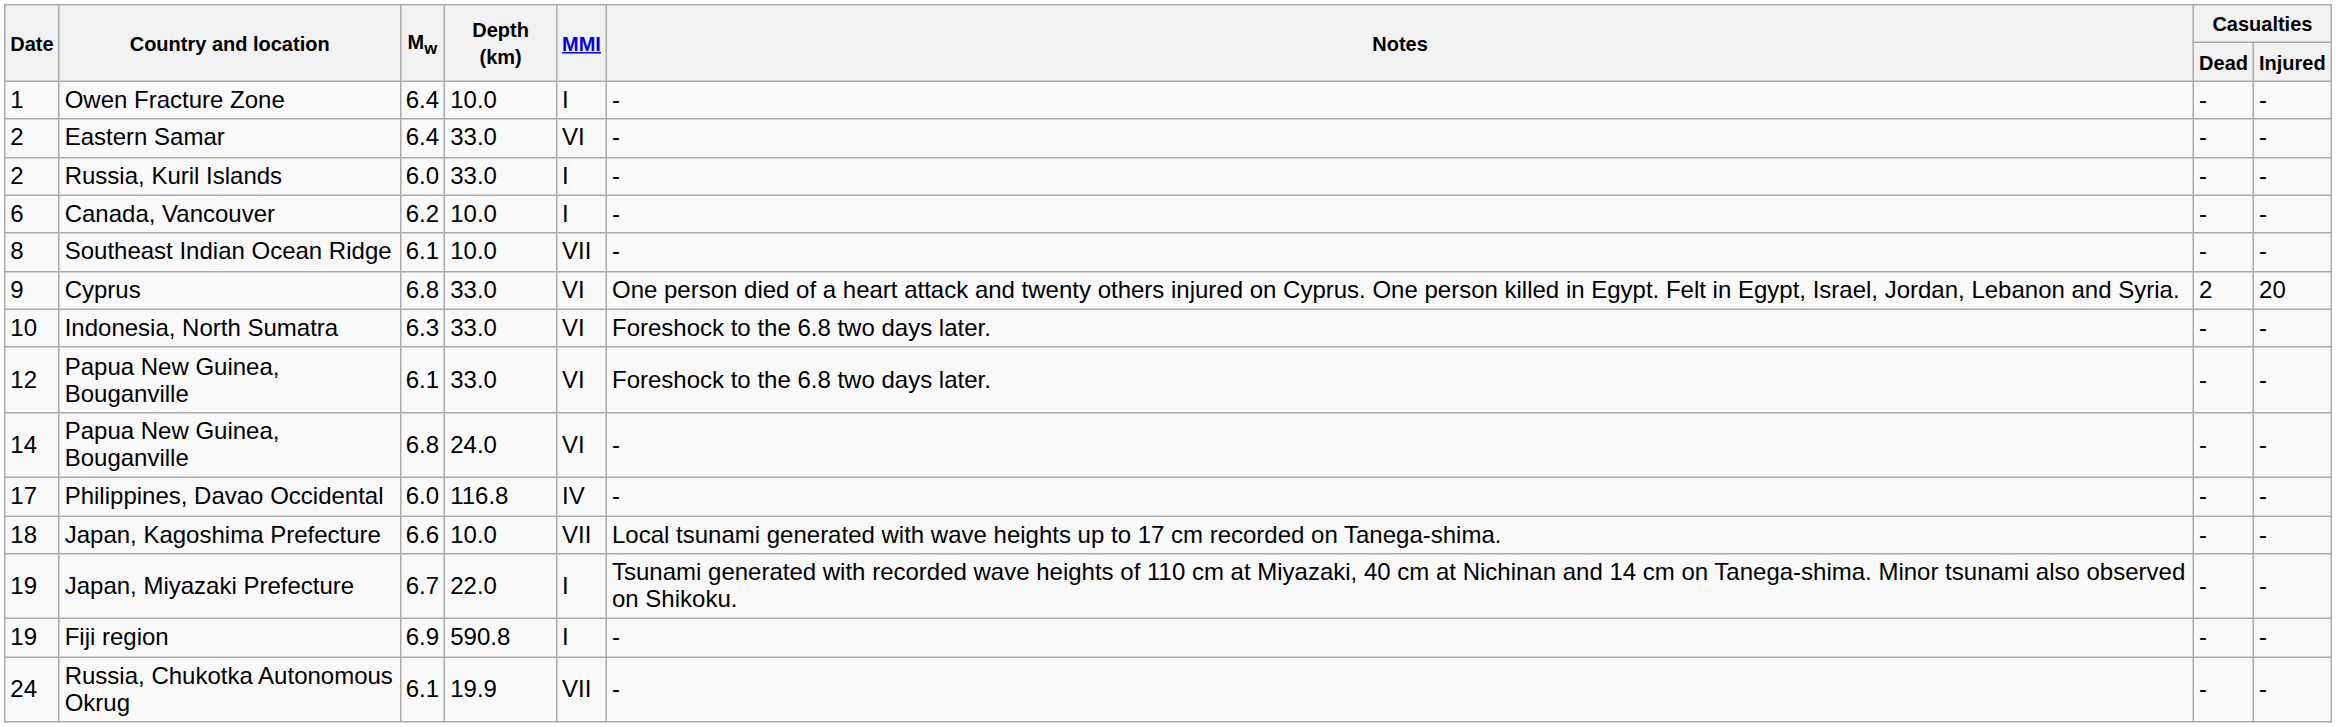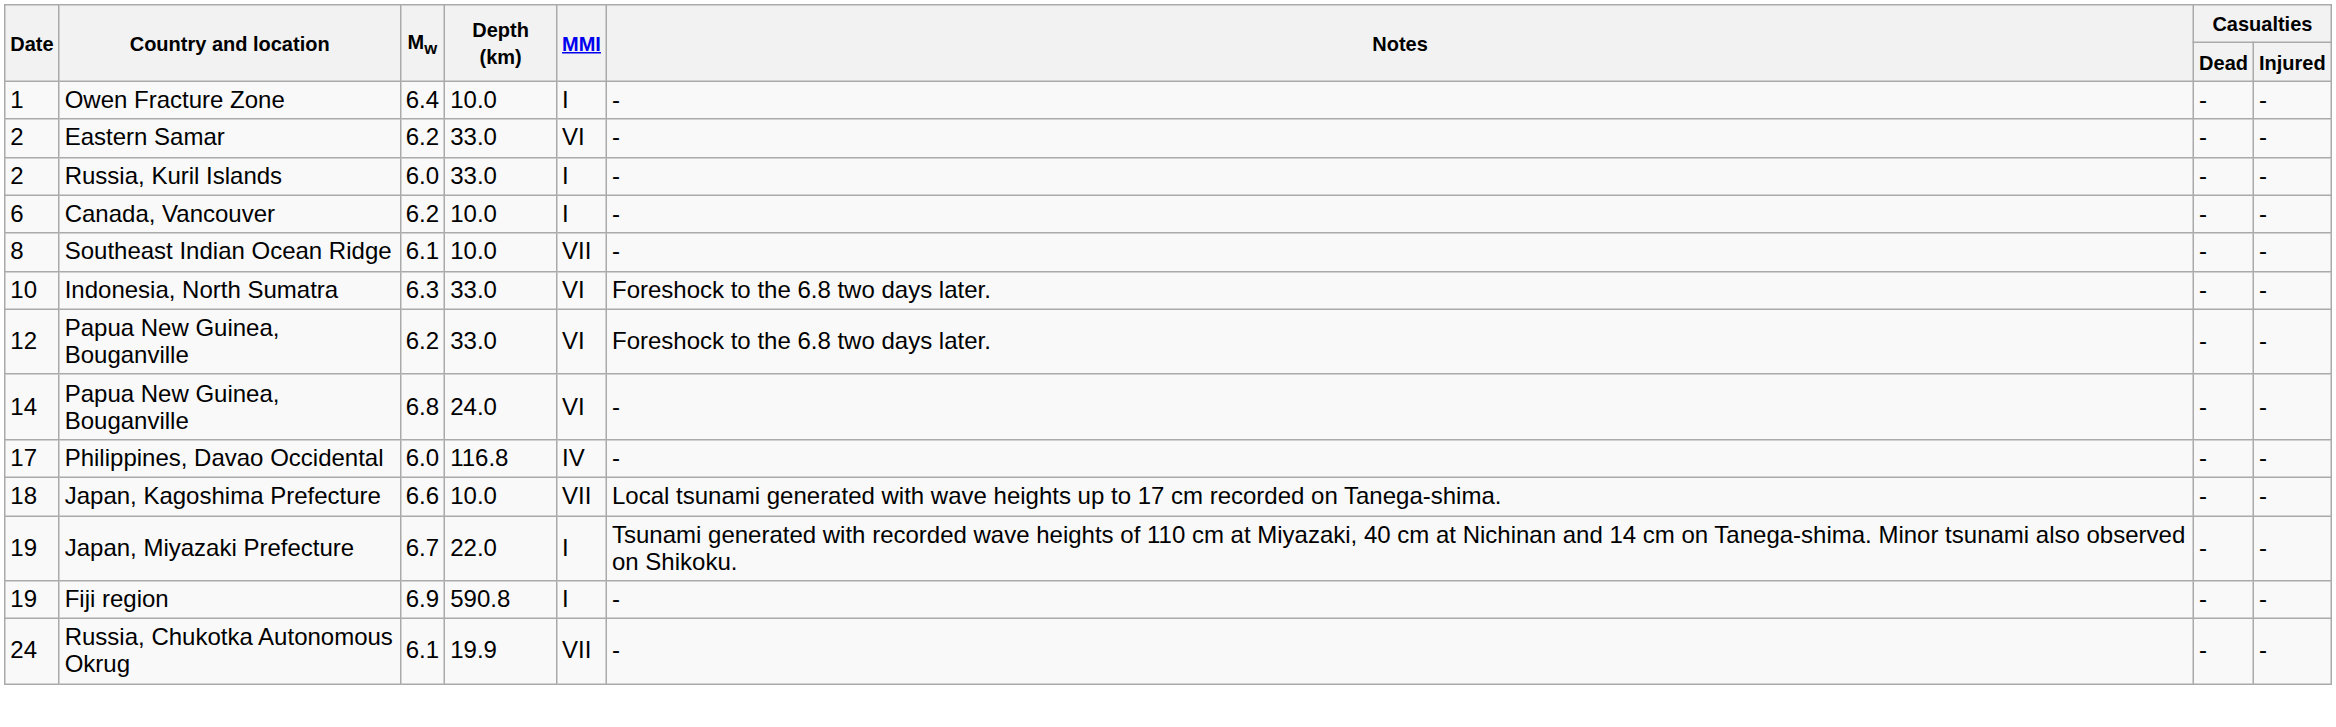(422, 137) 6.4 -> (422, 137) 6.2
- row: (17, 289)
(422, 379) 6.1 -> (422, 341) 6.2
